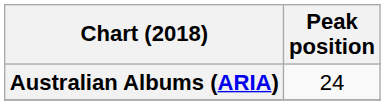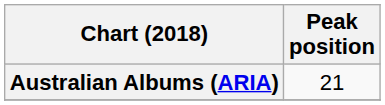(332, 81) 24 -> (332, 81) 21
